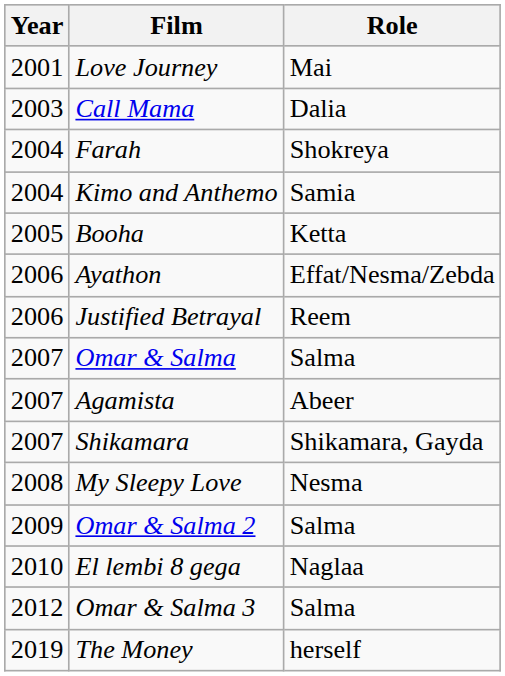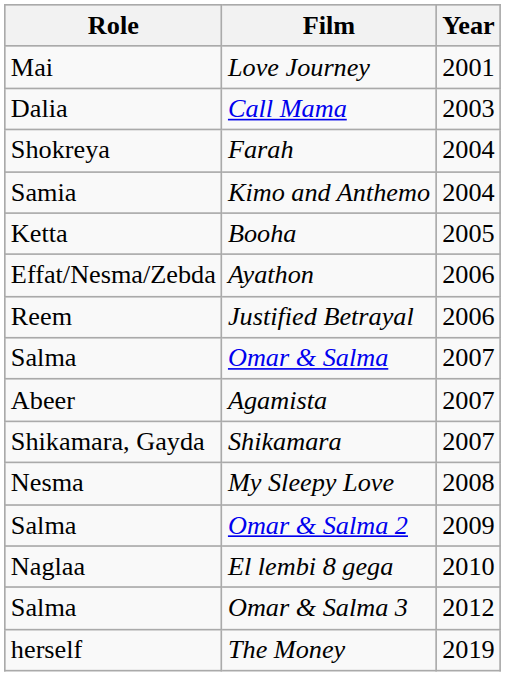columns swapped: (37, 25) <-> (392, 25)
